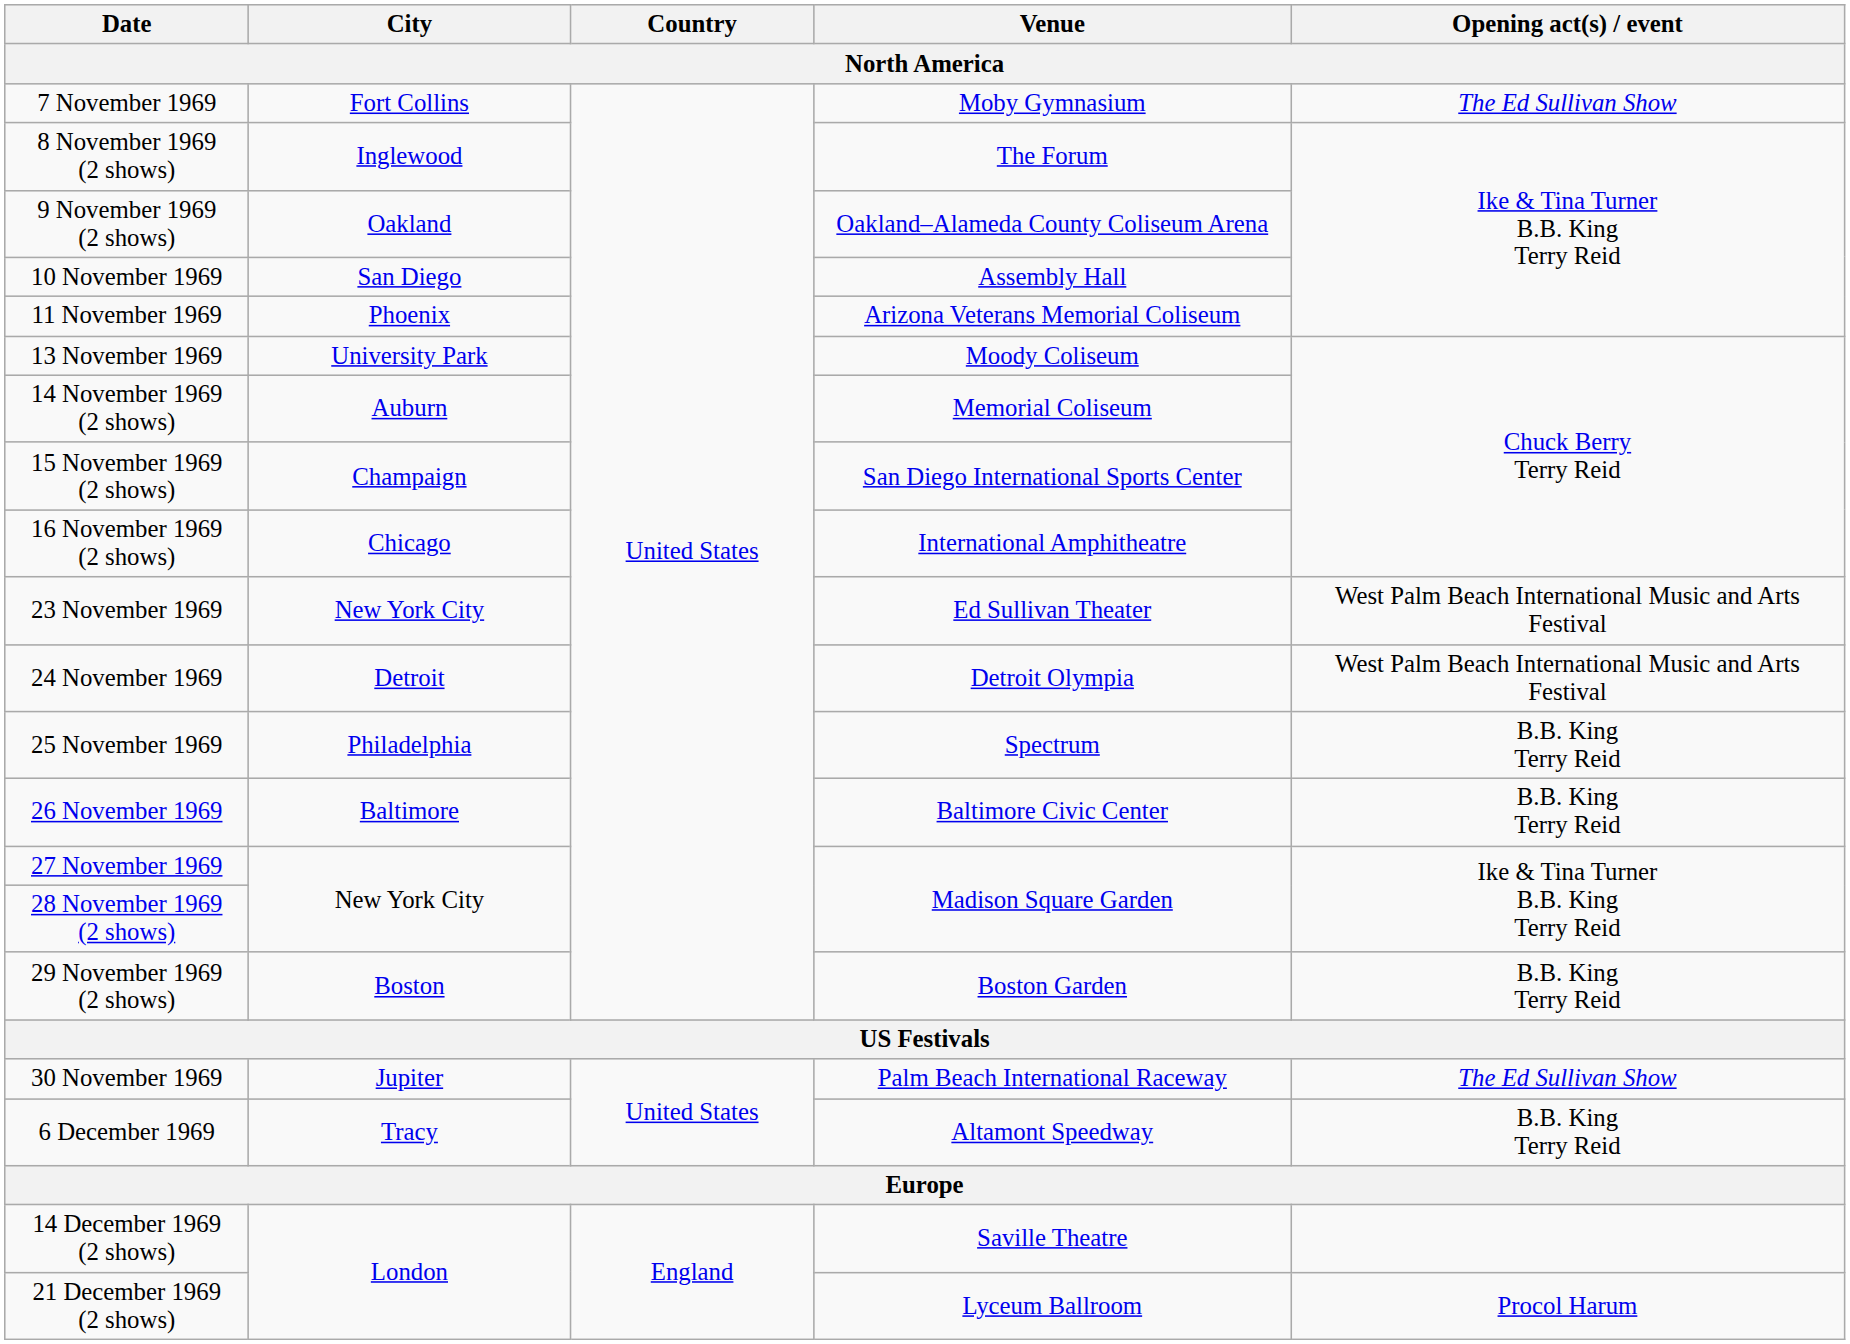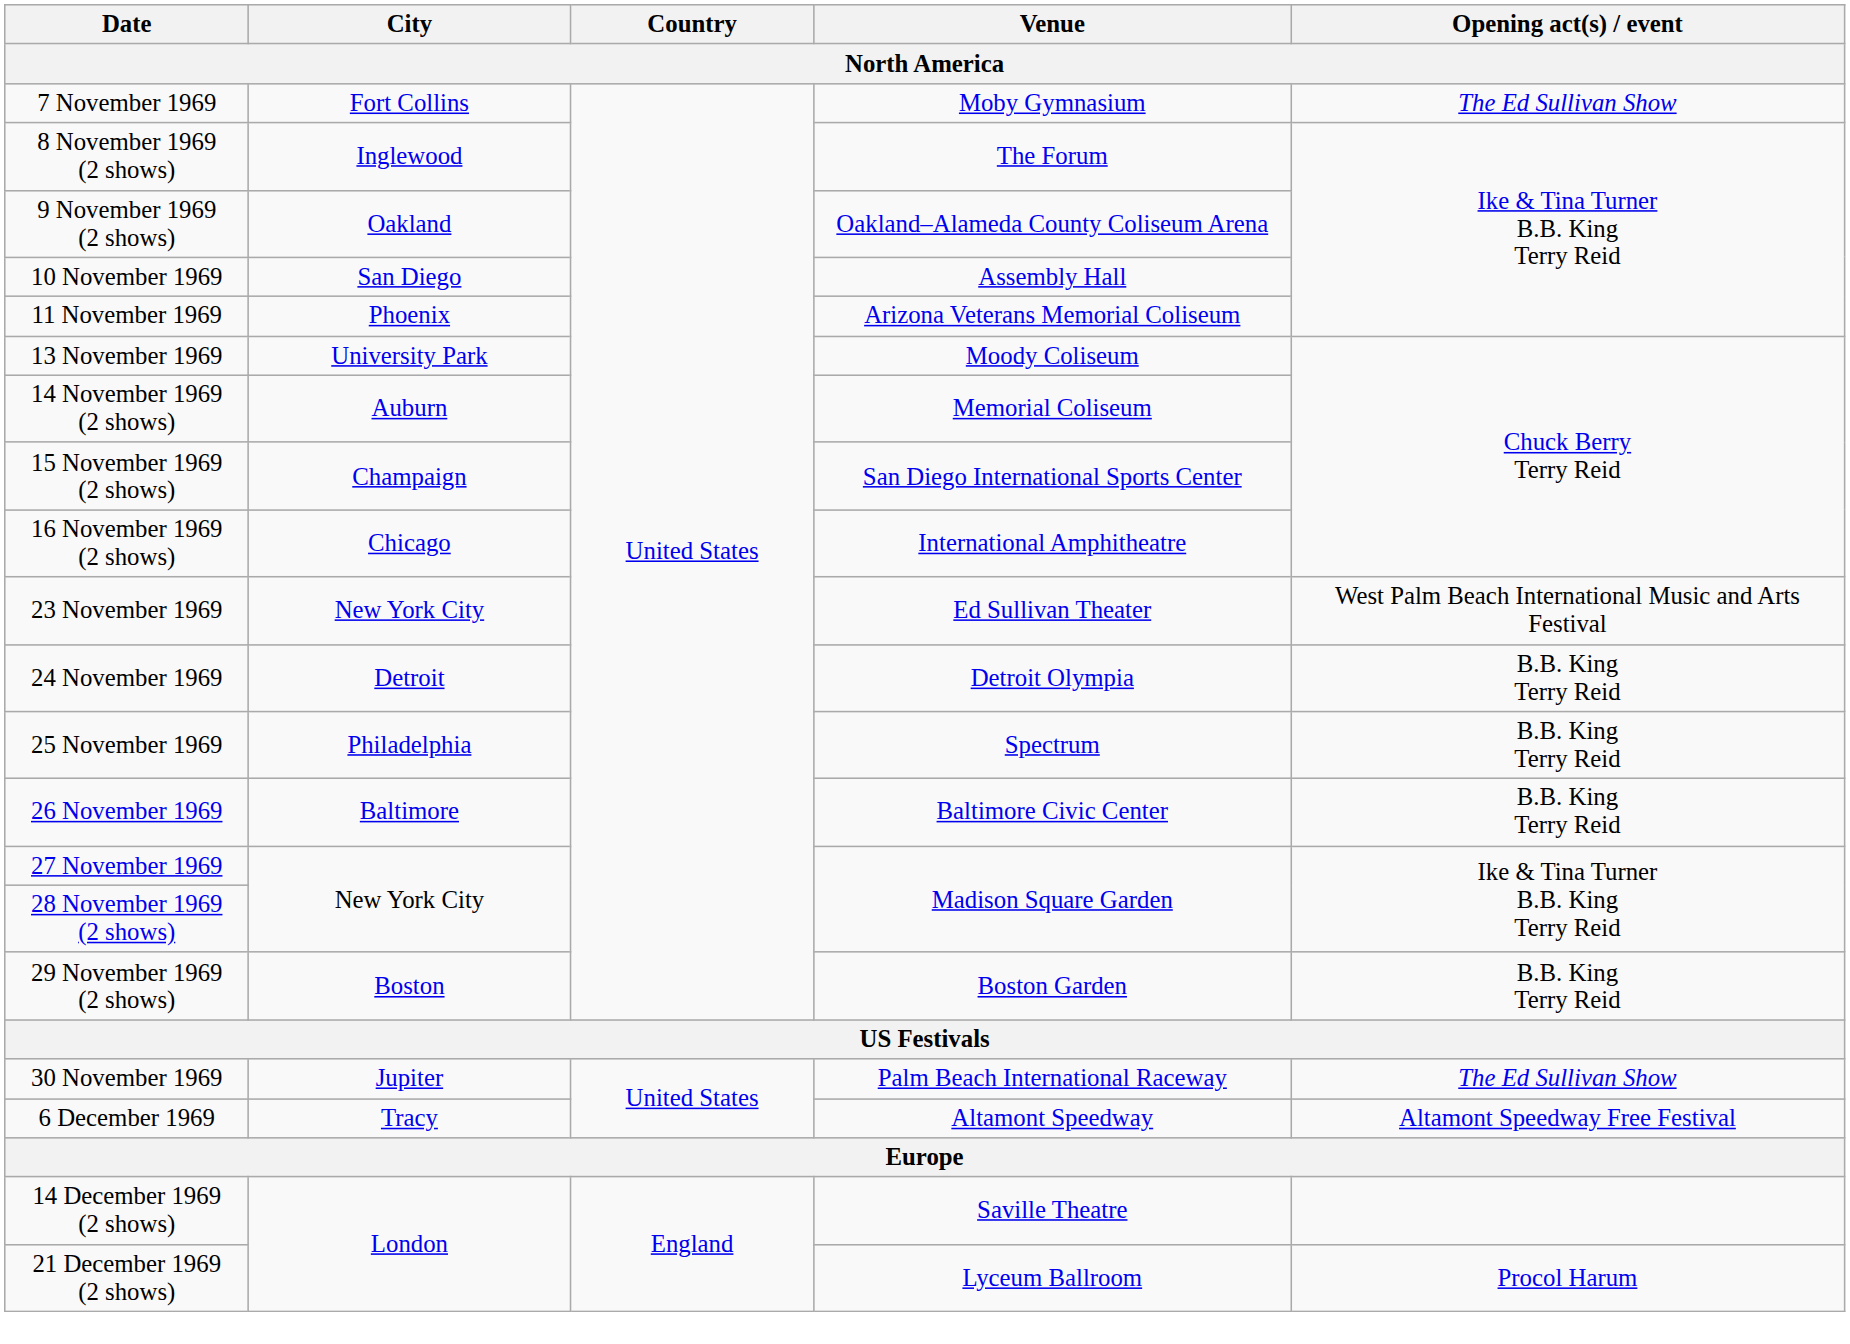(1567, 677) West Palm Beach International Music and Arts Festival -> (1567, 677) B.B. King Terry Reid
(1567, 1131) B.B. King Terry Reid -> (1567, 1117) Altamont Speedway Free Festival
